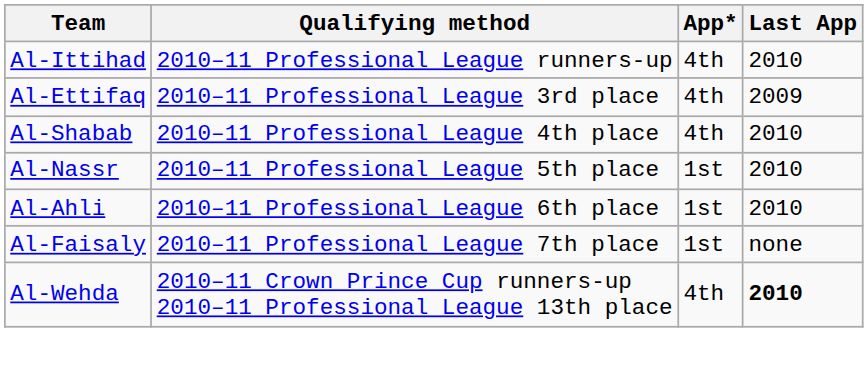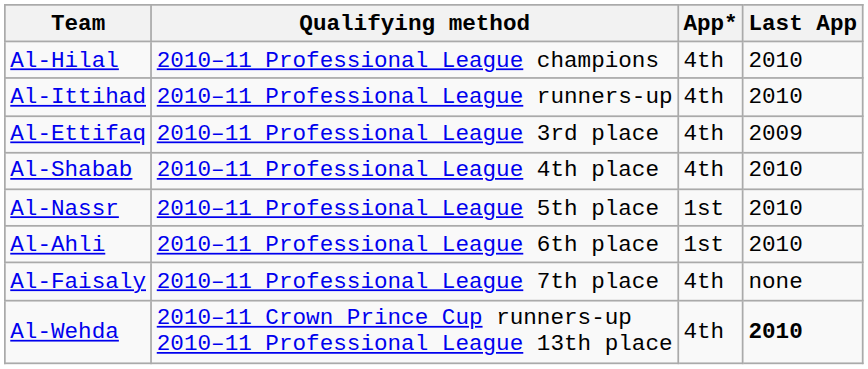+ row: (65, 60)
(704, 245) 1st -> (704, 281) 4th
